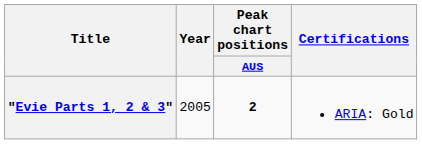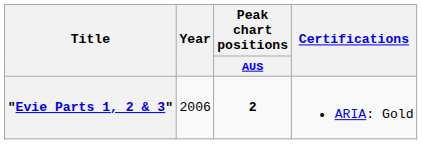(195, 107) 2005 -> (195, 107) 2006
